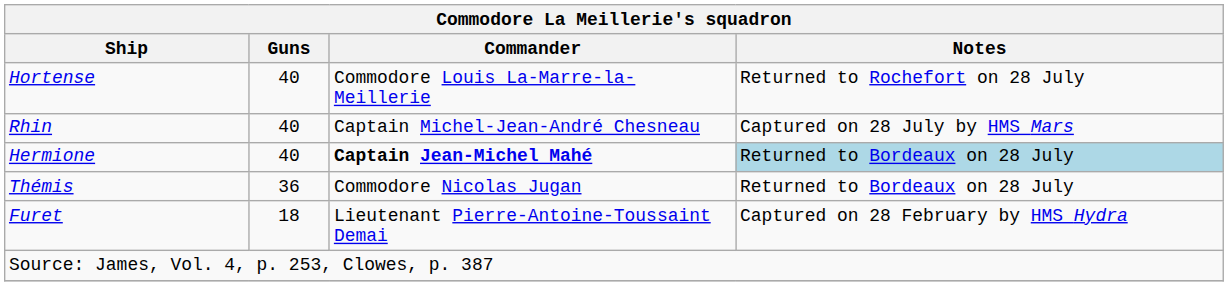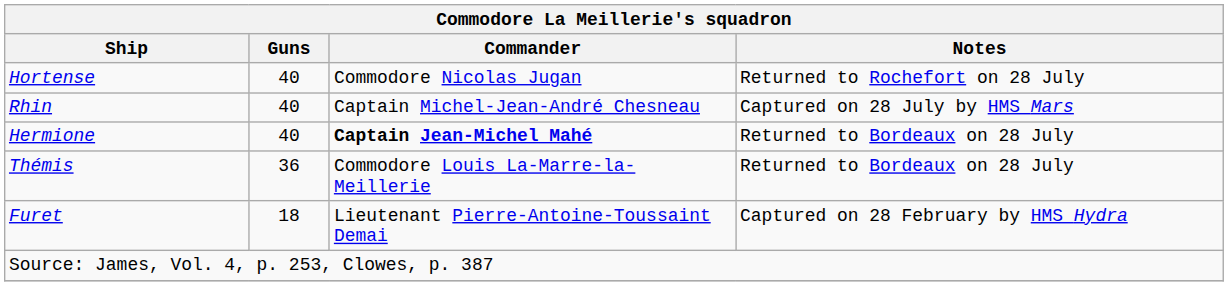(485, 88) Commodore Louis La-Marre-la-Meillerie -> (458, 78) Commodore Nicolas Jugan
(907, 157) lightblue background -> (907, 136) no background
(458, 186) Commodore Nicolas Jugan -> (485, 176) Commodore Louis La-Marre-la-Meillerie
